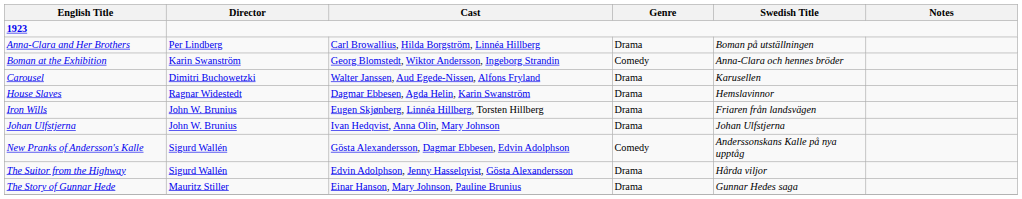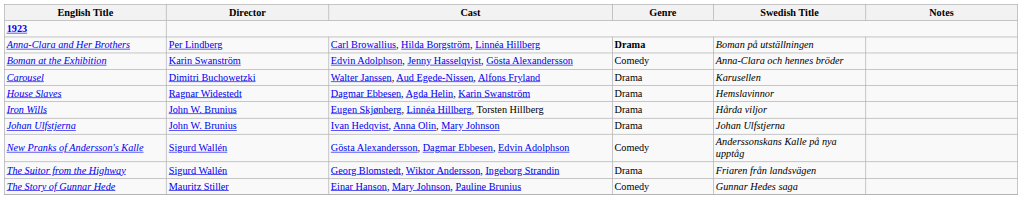(628, 45) normal -> (630, 45) bold
(445, 61) Georg Blomstedt, Wiktor Andersson, Ingeborg Strandin -> (452, 61) Edvin Adolphson, Jenny Hasselqvist, Gösta Alexandersson
(766, 110) Friaren från landsvägen -> (741, 110) Hårda viljor
(452, 170) Edvin Adolphson, Jenny Hasselqvist, Gösta Alexandersson -> (445, 170) Georg Blomstedt, Wiktor Andersson, Ingeborg Strandin
(741, 170) Hårda viljor -> (766, 170) Friaren från landsvägen
(628, 186) Drama -> (632, 186) Comedy
